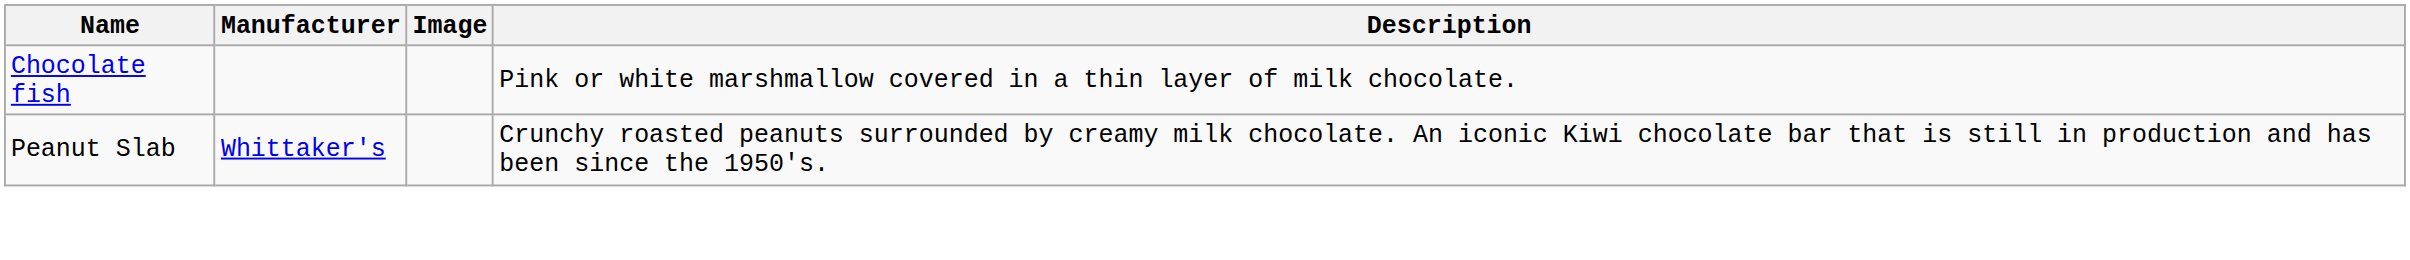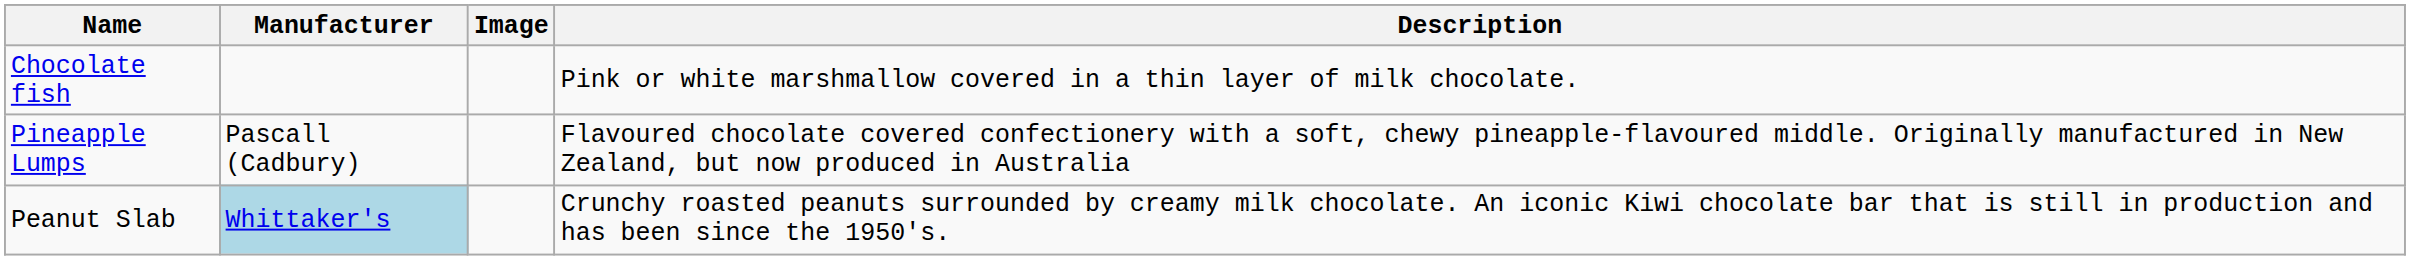+ row: (78, 150)
(303, 150) no background -> (308, 219) lightblue background
